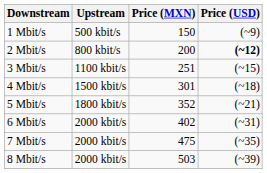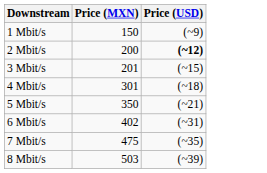- column: (101, 13)
(187, 68) 251 -> (130, 68) 201
(187, 104) 352 -> (130, 104) 350
